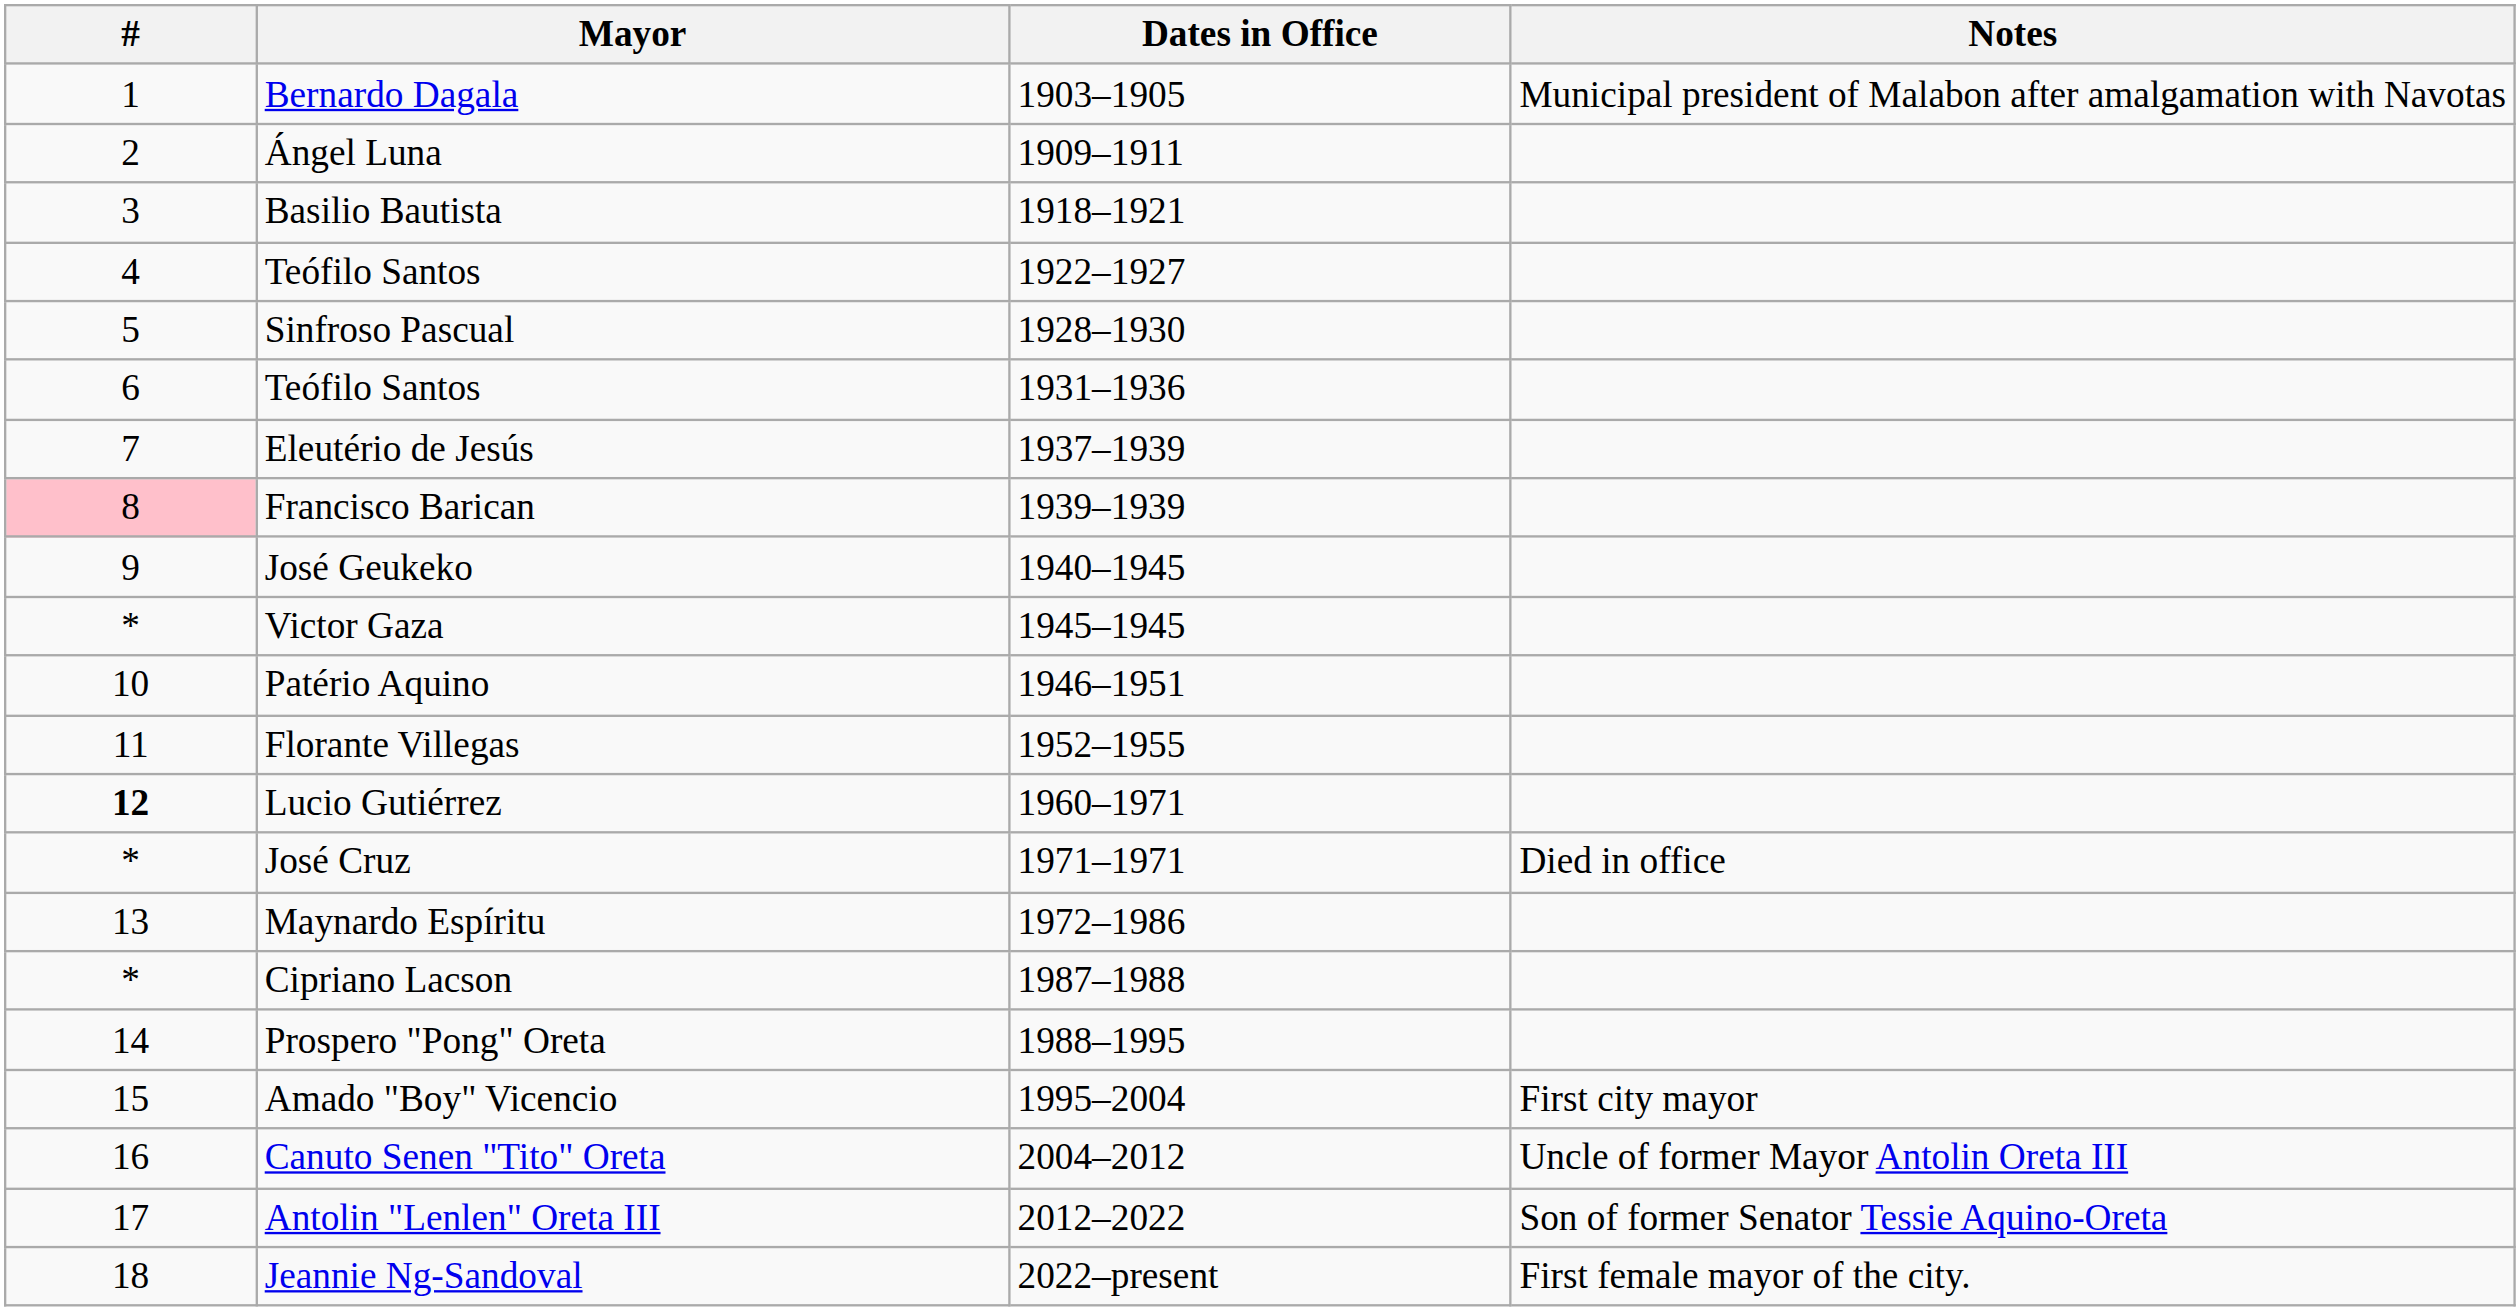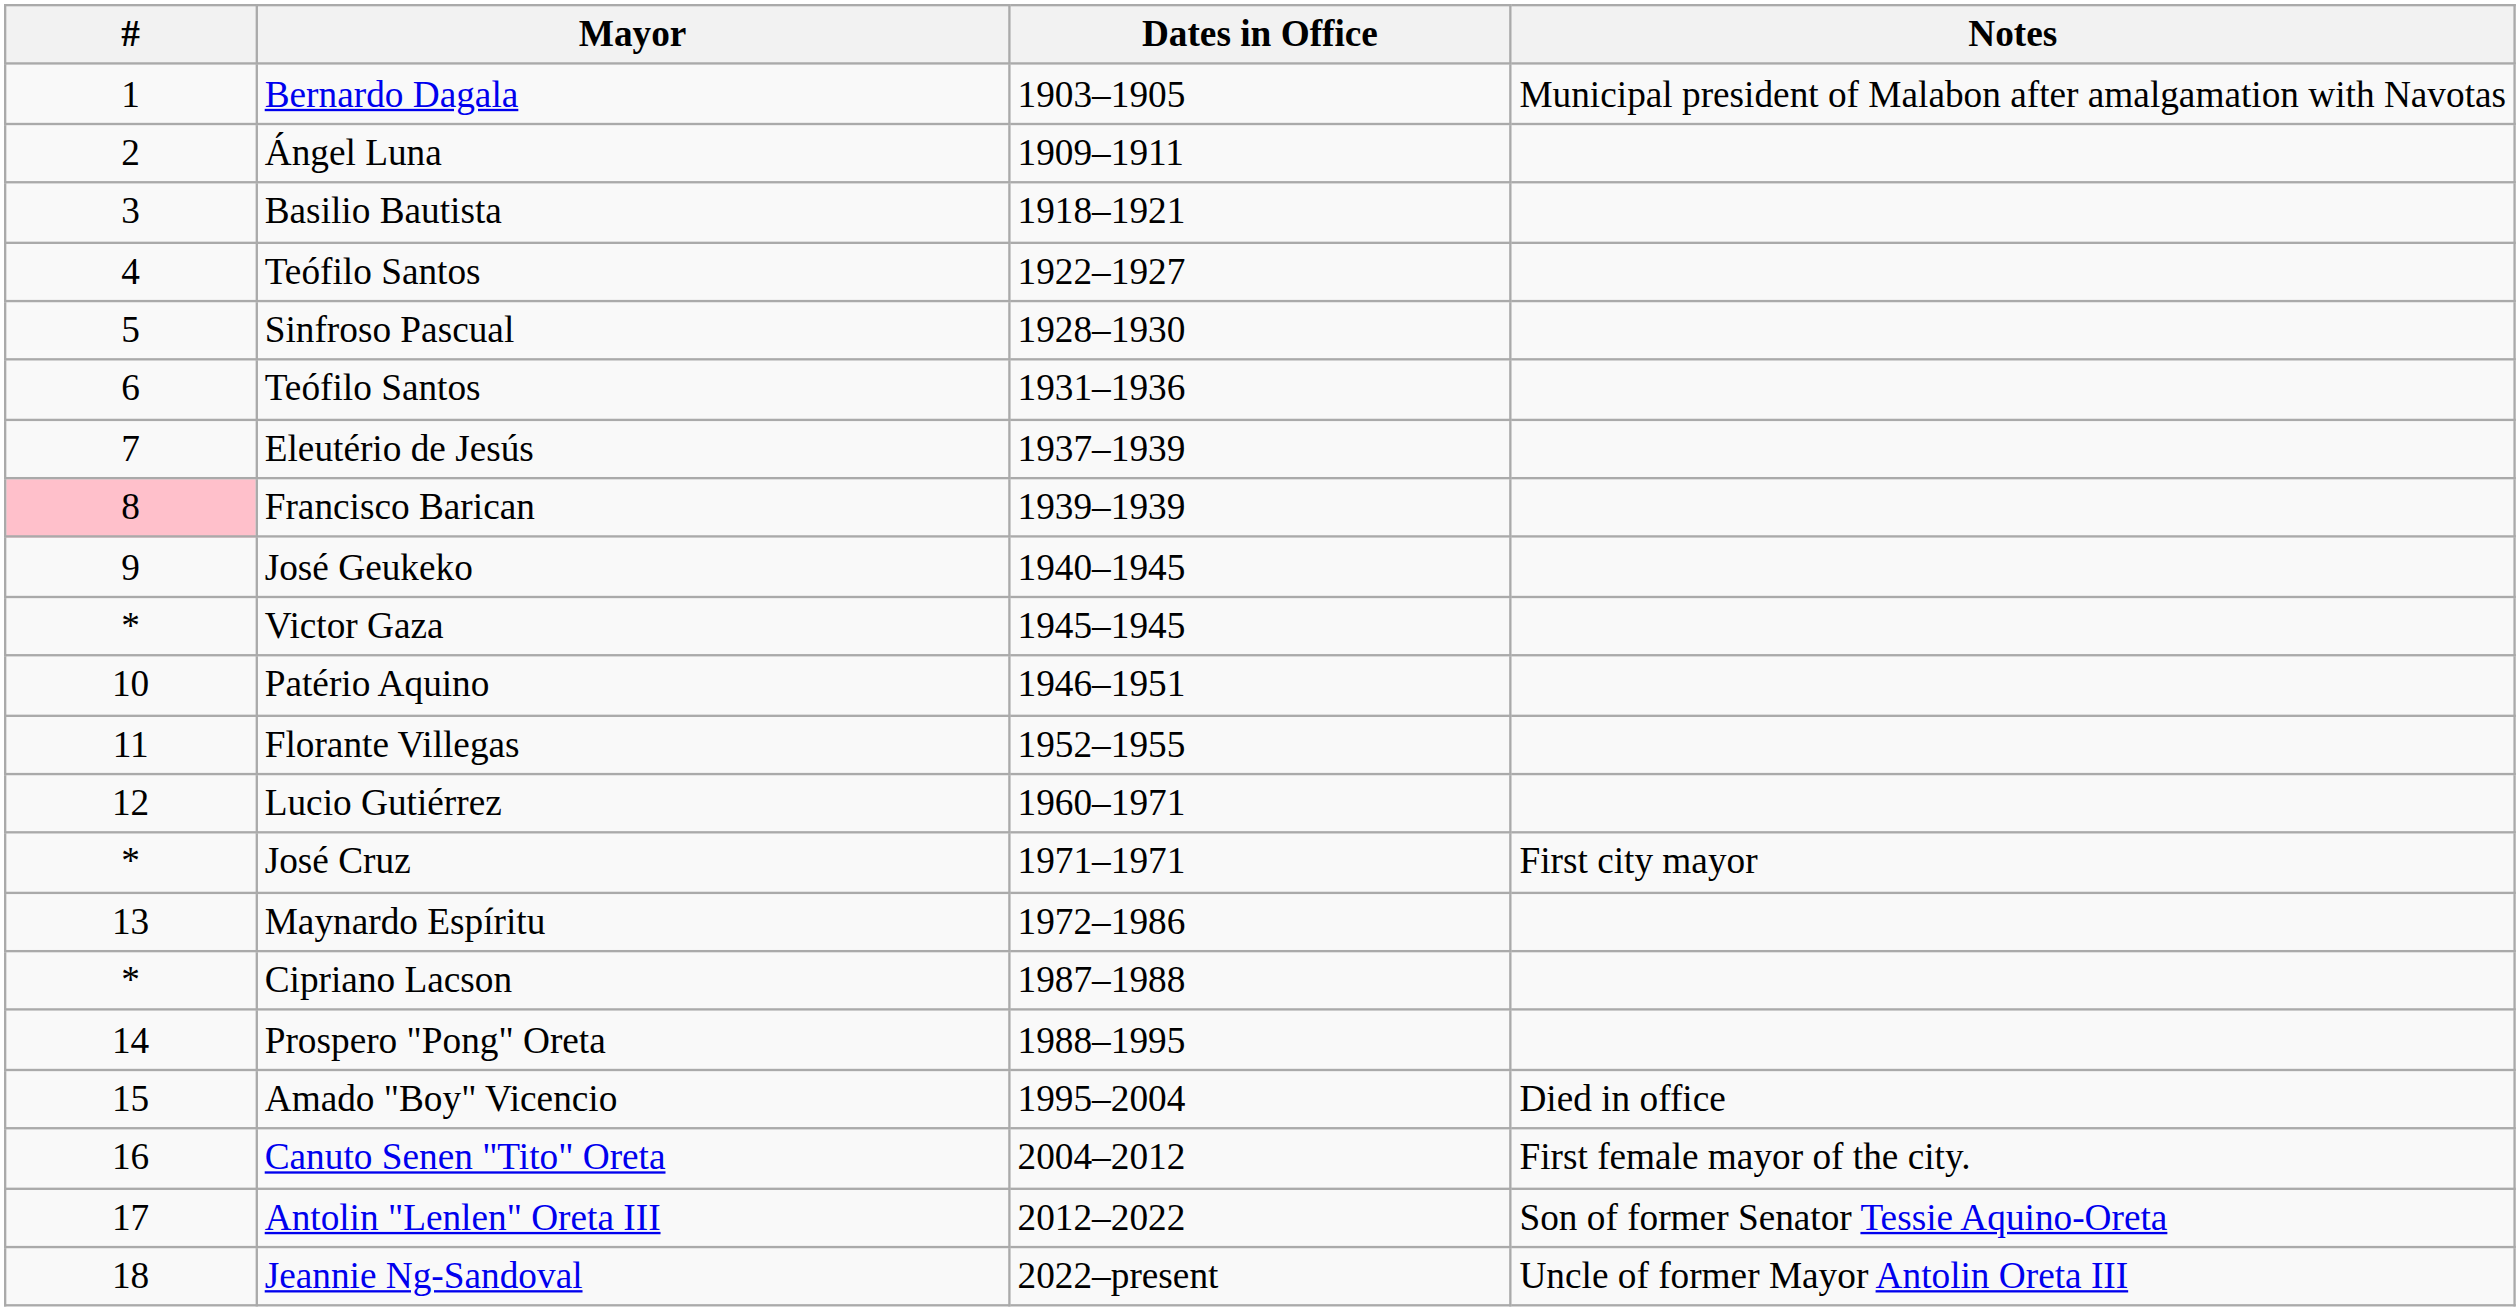(131, 802) bold -> (131, 802) normal
(1623, 861) Died in office -> (1639, 861) First city mayor
(1639, 1098) First city mayor -> (1623, 1098) Died in office
(1824, 1157) Uncle of former Mayor Antolin Oreta III -> (1745, 1157) First female mayor of the city.
(1745, 1275) First female mayor of the city. -> (1824, 1275) Uncle of former Mayor Antolin Oreta III
